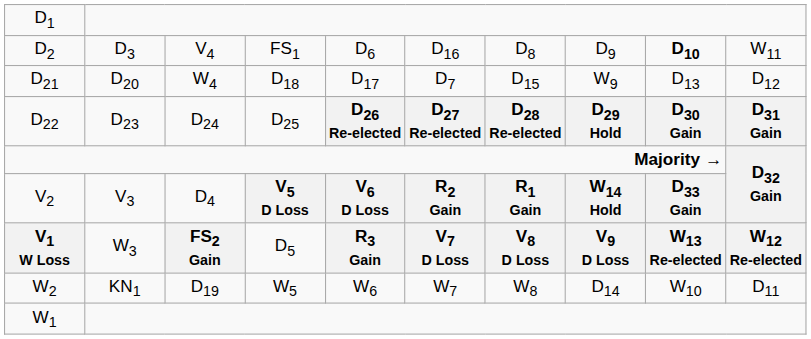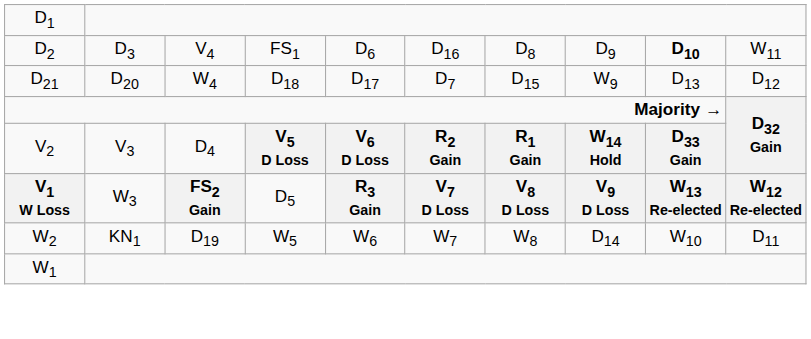- row: (45, 121)
